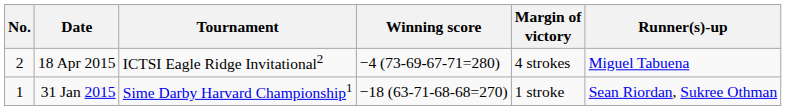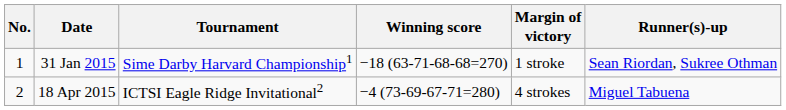rows swapped: (78, 91) <-> (77, 62)
